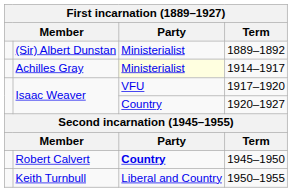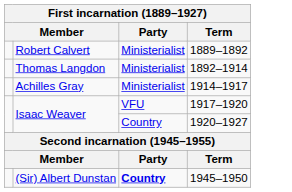(66, 50) (Sir) Albert Dunstan -> (53, 50) Robert Calvert
+ row: (219, 68)
(153, 68) lightyellow background -> (153, 86) no background
(53, 159) Robert Calvert -> (66, 178) (Sir) Albert Dunstan
- row: (256, 178)
